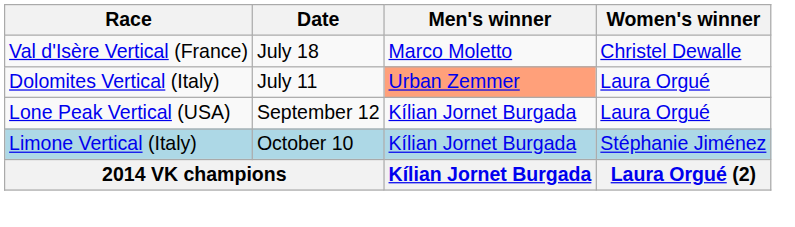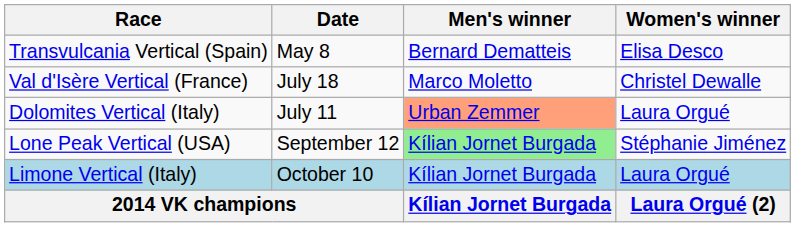+ row: (138, 50)
(482, 112) no background -> (502, 143) lightgreen background
(655, 112) Laura Orgué -> (703, 143) Stéphanie Jiménez
(683, 143) Stéphanie Jiménez -> (675, 174) Laura Orgué
